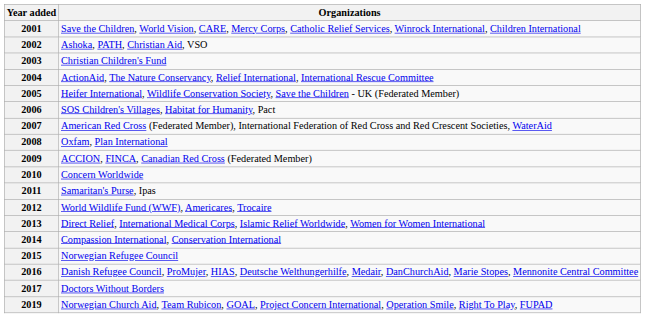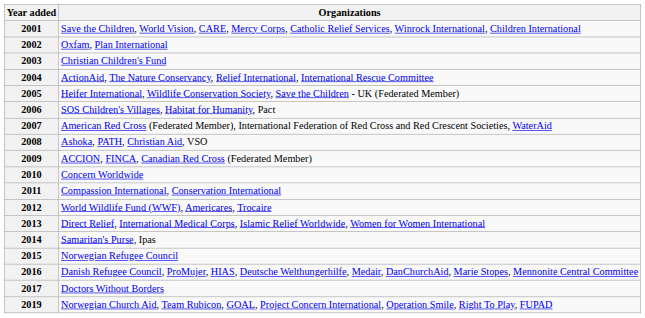(134, 45) Ashoka, PATH, Christian Aid, VSO -> (114, 45) Oxfam, Plan International
(114, 142) Oxfam, Plan International -> (134, 142) Ashoka, PATH, Christian Aid, VSO
(108, 191) Samaritan's Purse, Ipas -> (171, 191) Compassion International, Conservation International
(171, 239) Compassion International, Conservation International -> (108, 239) Samaritan's Purse, Ipas
